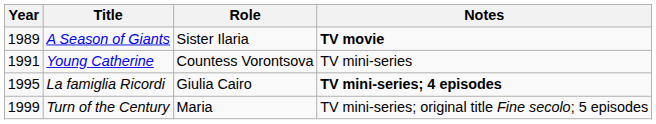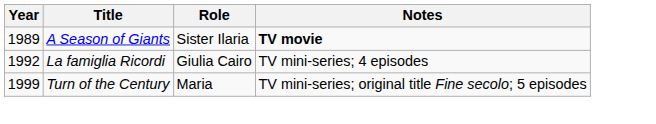- row: (100, 61)
(24, 84) 1995 -> (24, 61) 1992
(411, 84) bold -> (343, 61) normal
